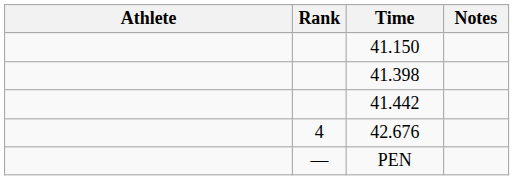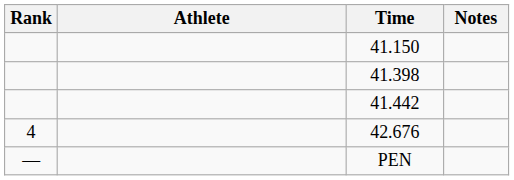columns swapped: (319, 18) <-> (149, 18)
